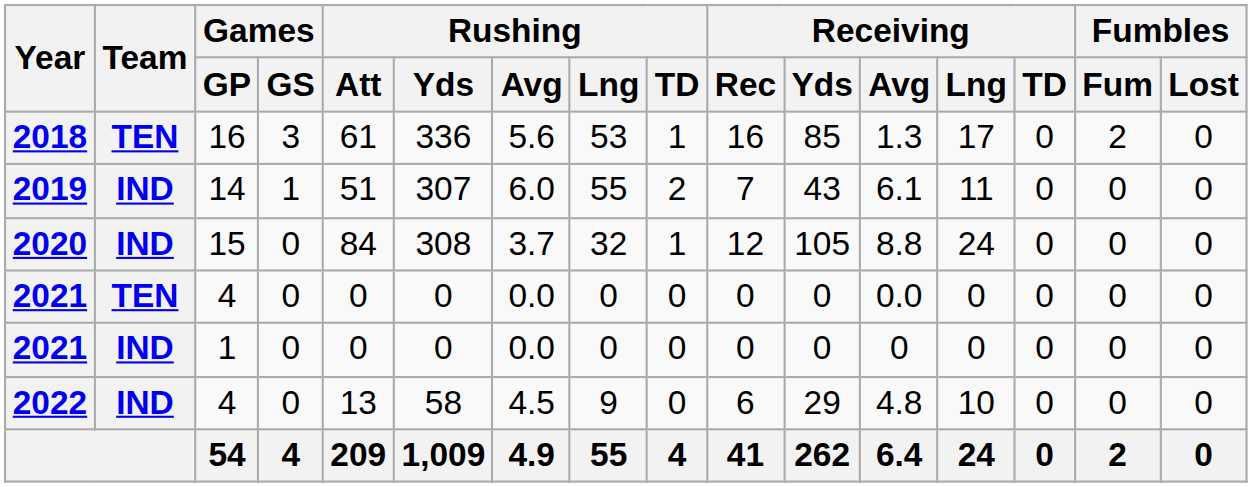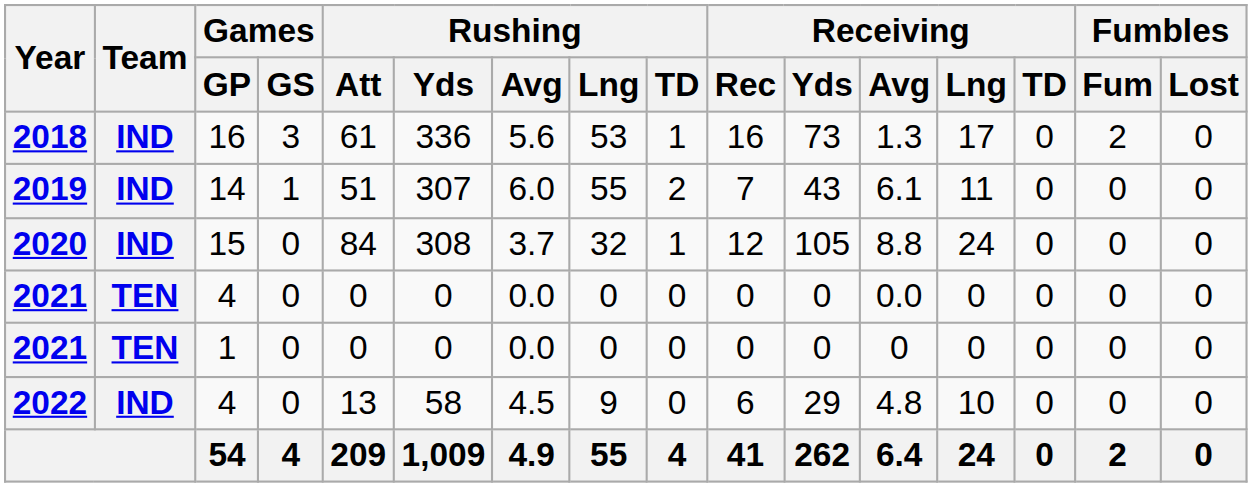(145, 137) TEN -> (145, 137) IND
(822, 137) 85 -> (822, 137) 73
(145, 349) IND -> (145, 349) TEN
